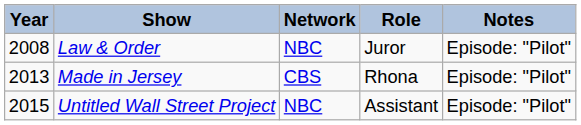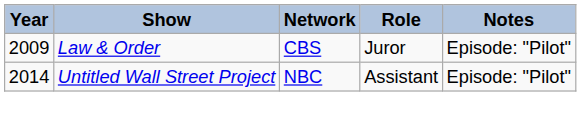(29, 48) 2008 -> (29, 48) 2009
(303, 48) NBC -> (303, 48) CBS
- row: (120, 77)
(29, 106) 2015 -> (29, 77) 2014
